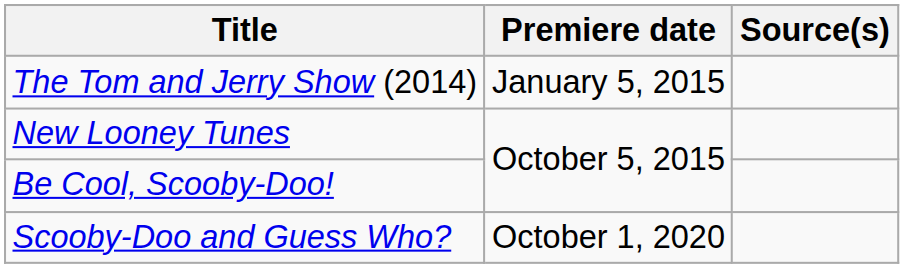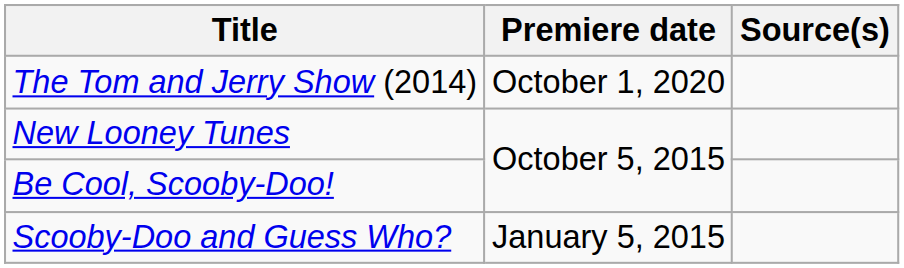(609, 81) January 5, 2015 -> (609, 81) October 1, 2020
(609, 236) October 1, 2020 -> (609, 236) January 5, 2015
